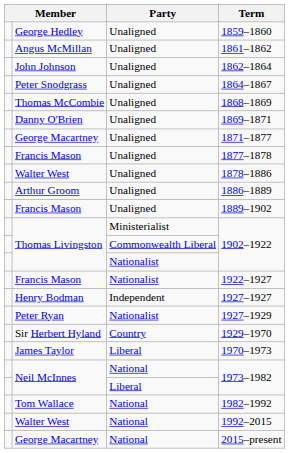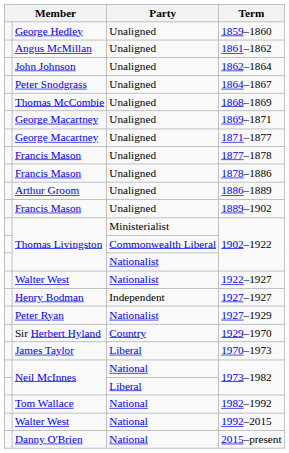(49, 119) Danny O'Brien -> (57, 119) George Macartney
(42, 173) Walter West -> (48, 173) Francis Mason
(48, 279) Francis Mason -> (42, 279) Walter West
(57, 439) George Macartney -> (49, 439) Danny O'Brien
